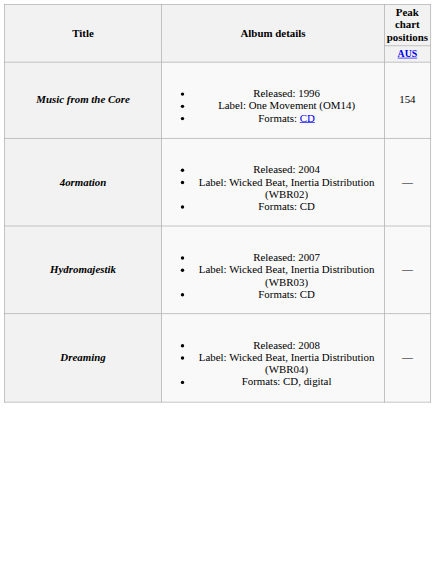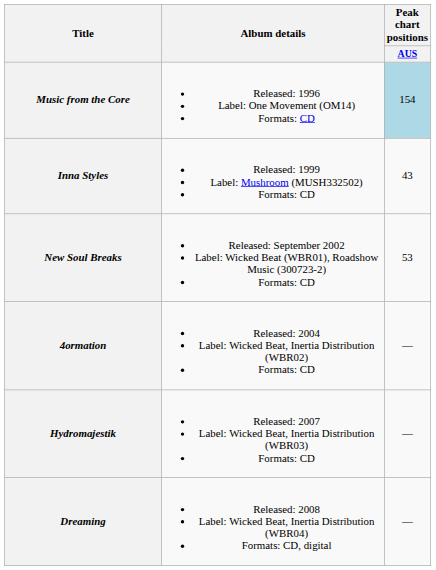(407, 100) no background -> (407, 100) lightblue background
+ row: (83, 175)
+ row: (83, 257)
